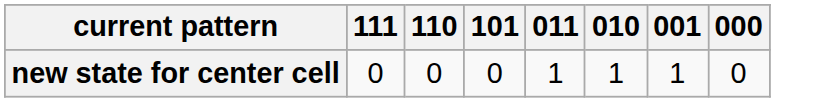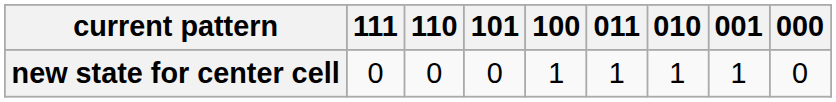+ column: (556, 27)
